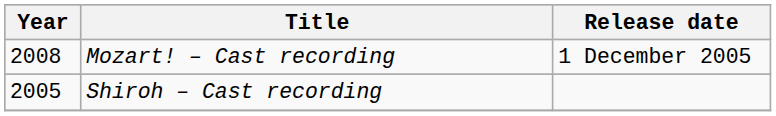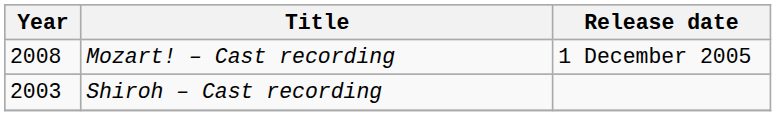(36, 92) 2005 -> (36, 92) 2003
